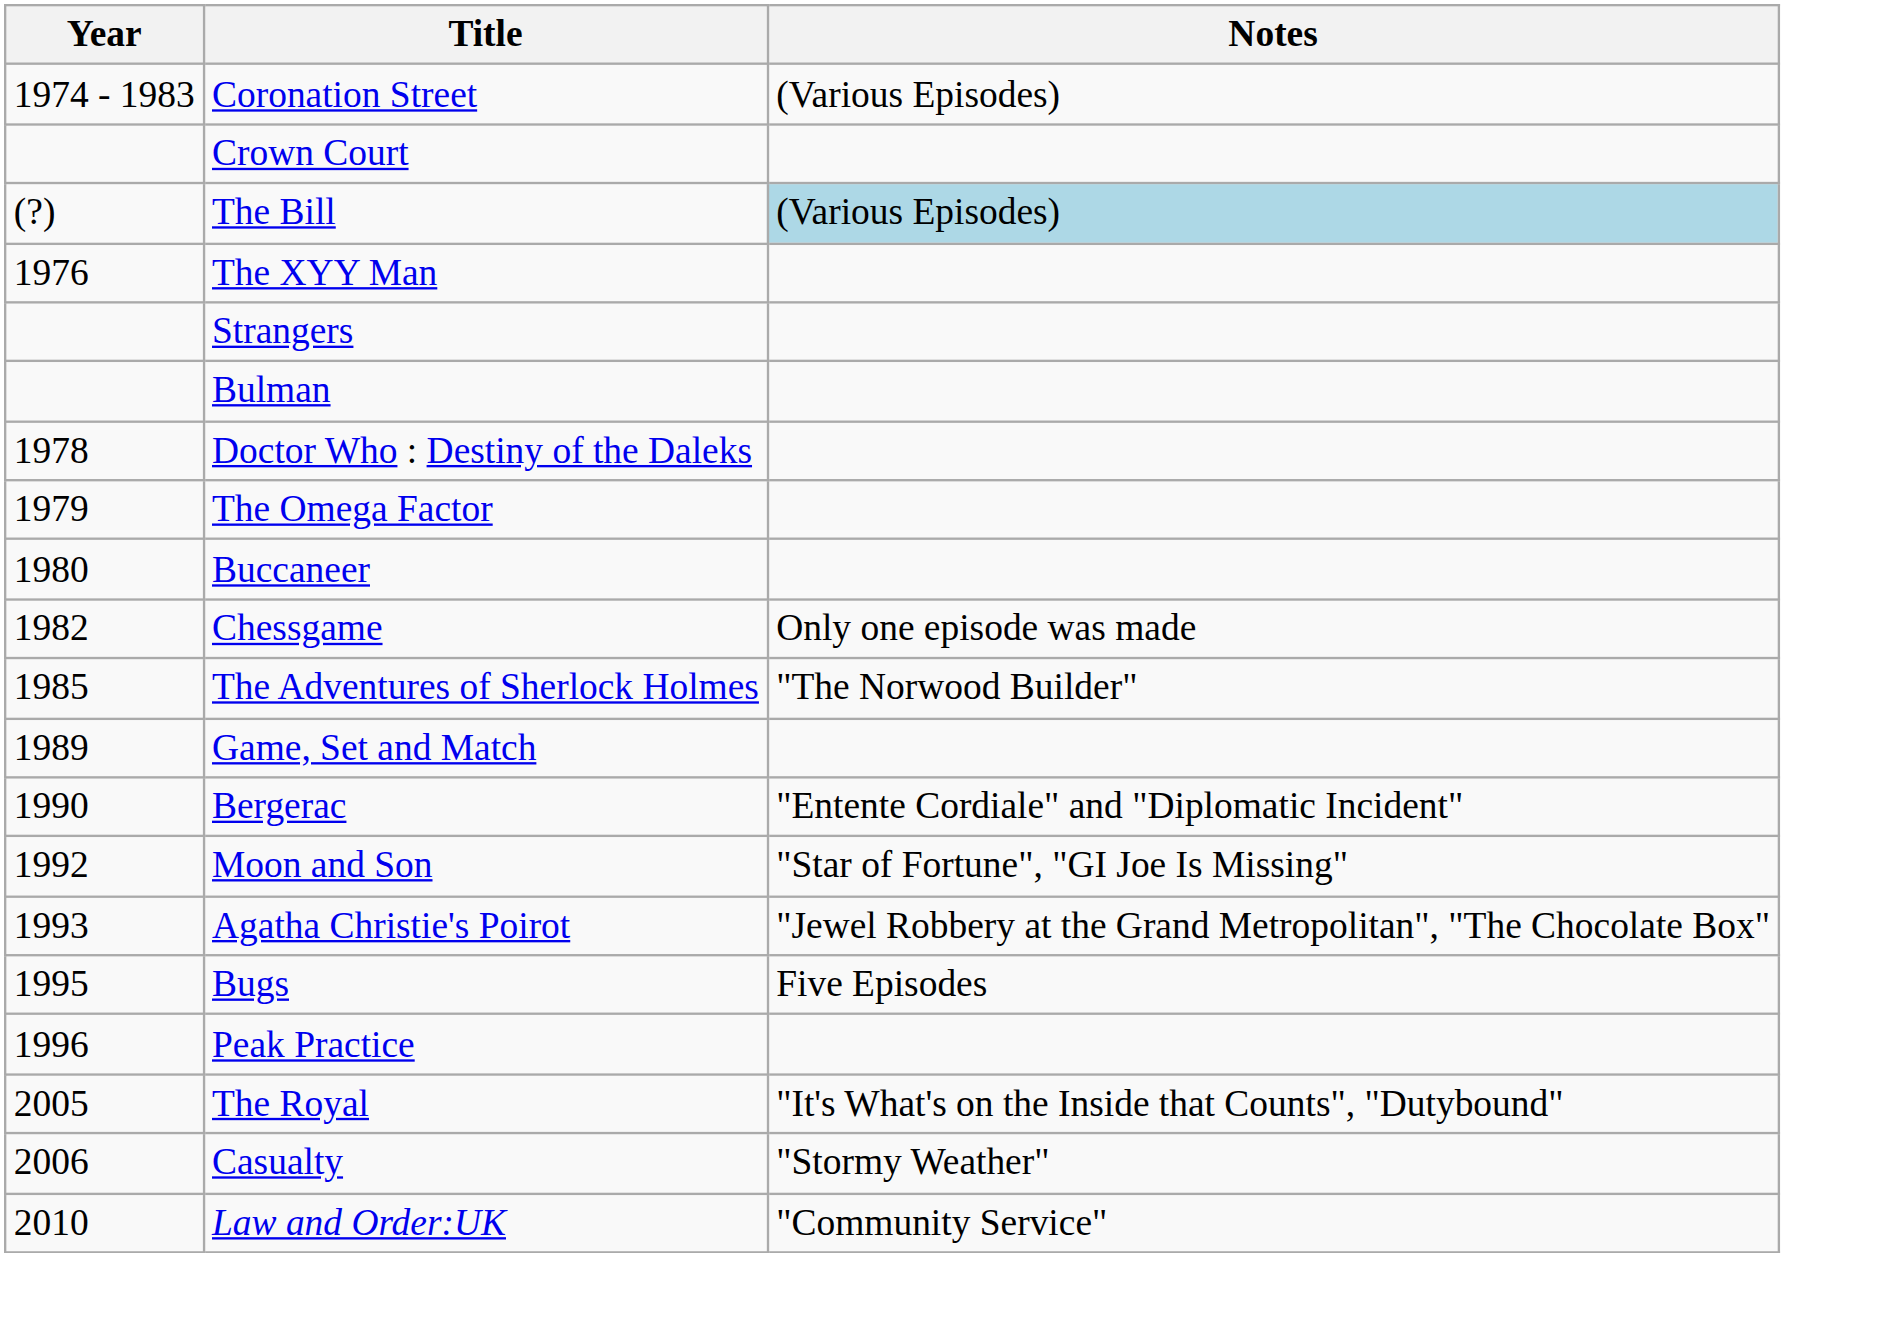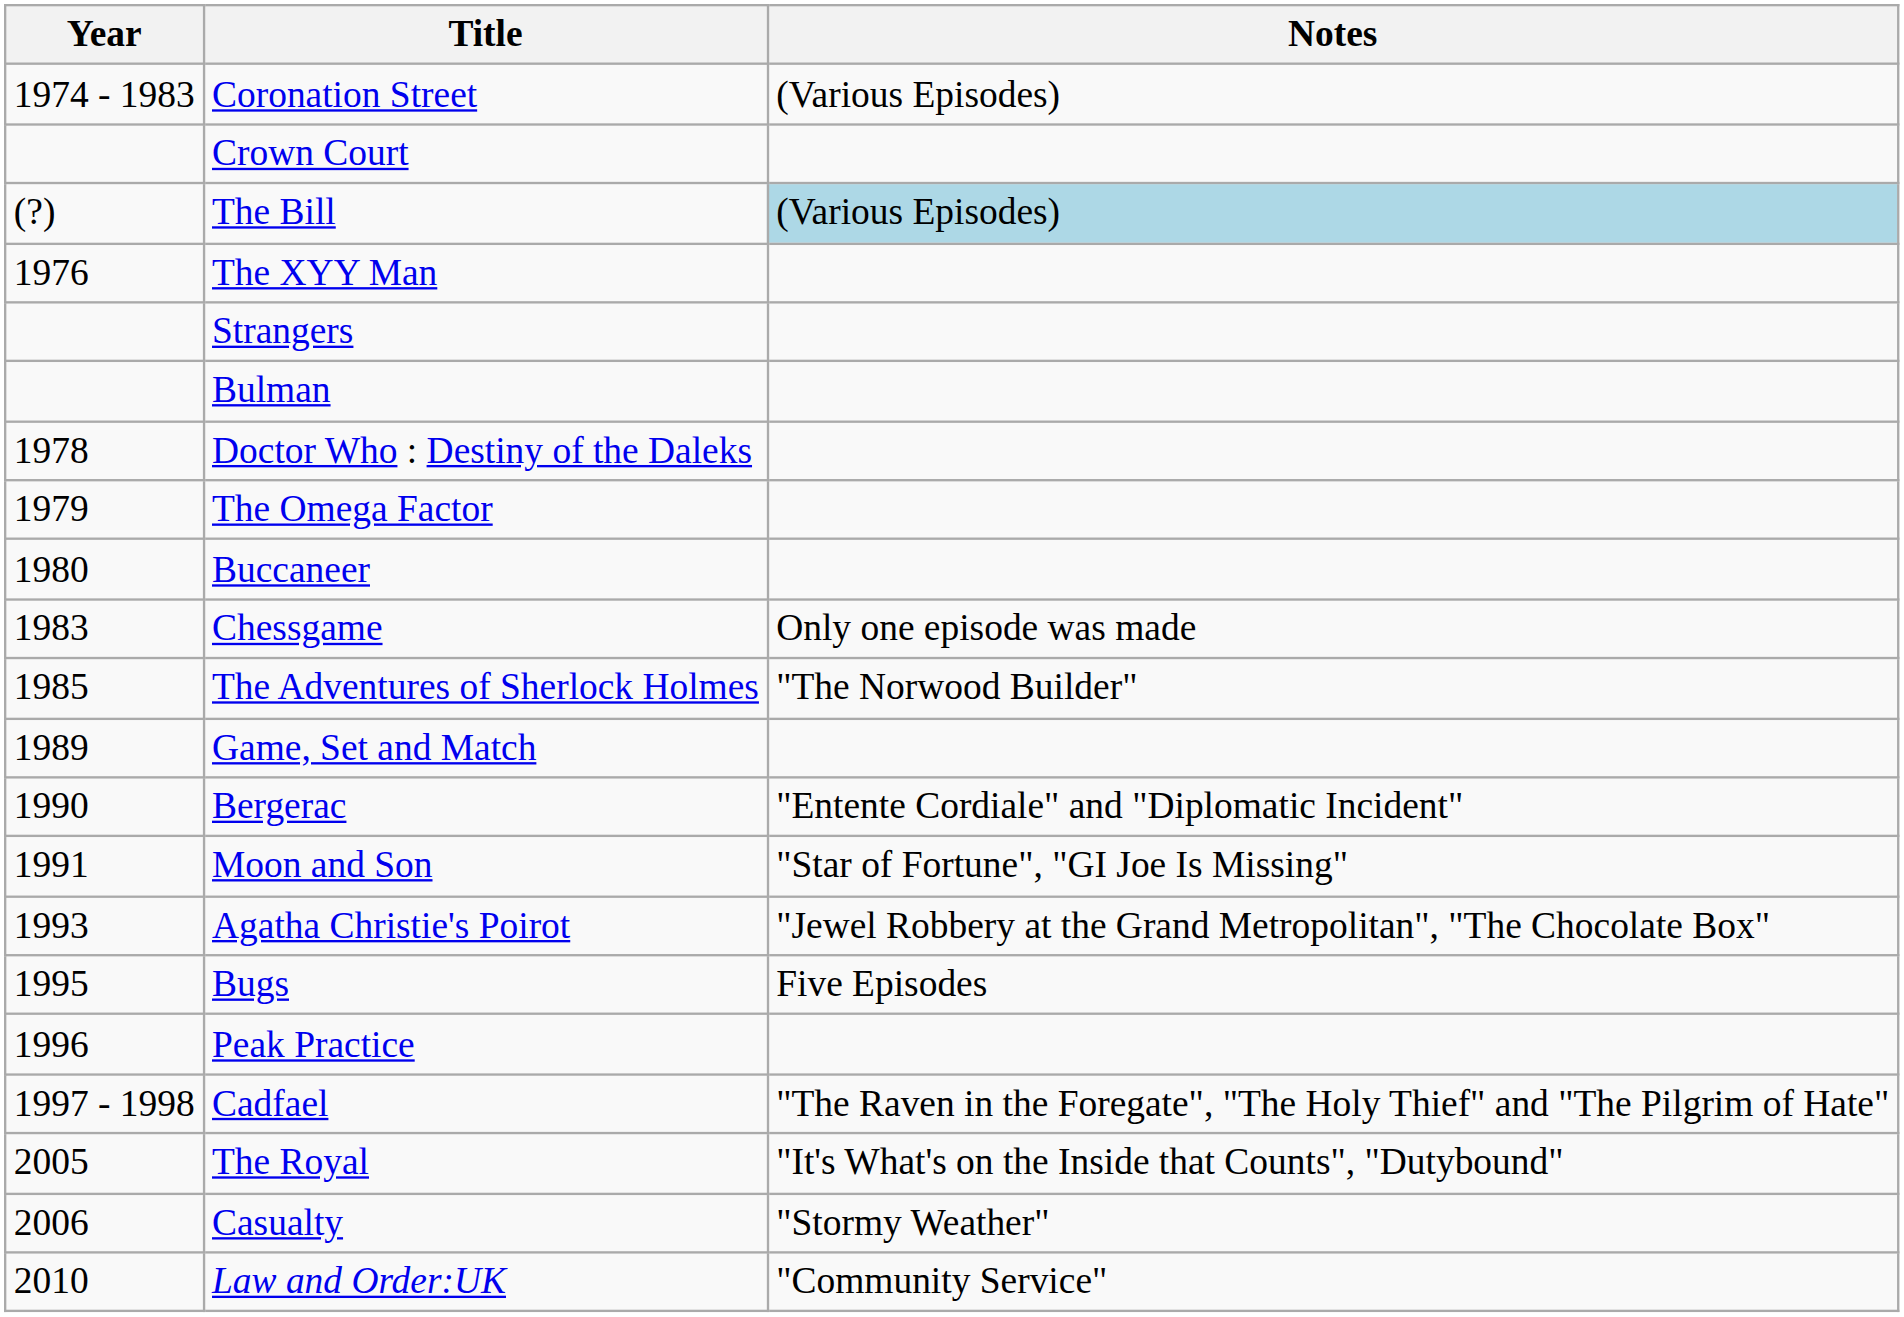(51, 627) 1982 -> (51, 627) 1983
(51, 865) 1992 -> (51, 865) 1991
+ row: (270, 1102)
